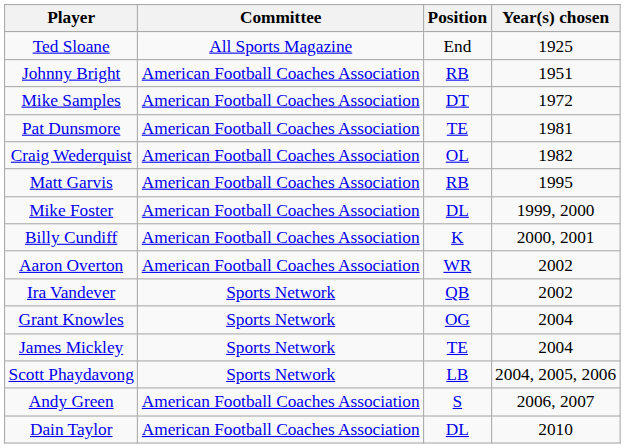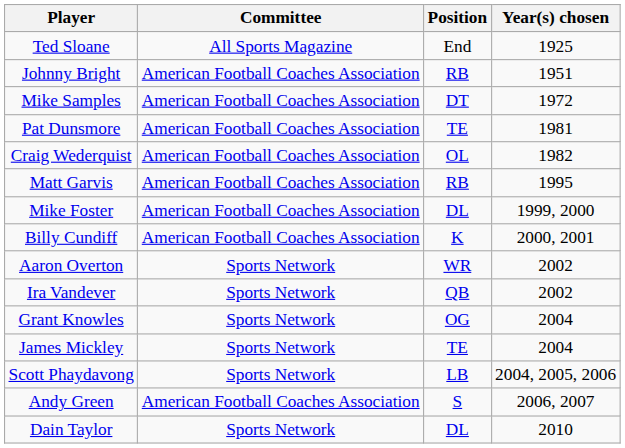(281, 264) American Football Coaches Association -> (281, 264) Sports Network
(281, 429) American Football Coaches Association -> (281, 429) Sports Network
